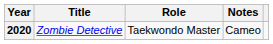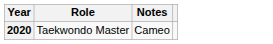- column: (79, 13)
